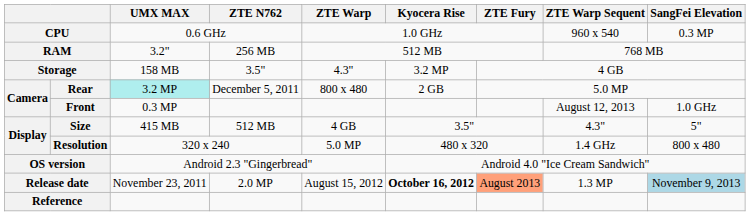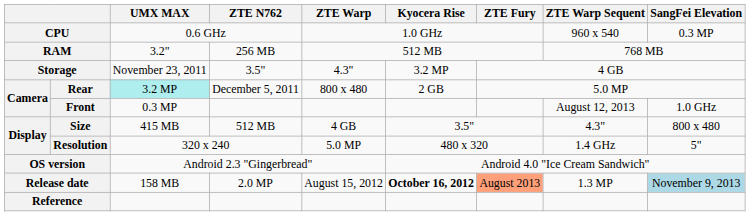(160, 70) 158 MB -> (160, 70) November 23, 2011
(696, 126) 5" -> (696, 126) 800 x 480
(696, 145) 800 x 480 -> (696, 145) 5"
(160, 182) November 23, 2011 -> (160, 182) 158 MB
